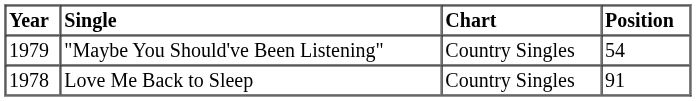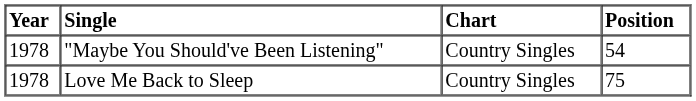(29, 50) 1979 -> (29, 50) 1978
(615, 80) 91 -> (615, 80) 75
